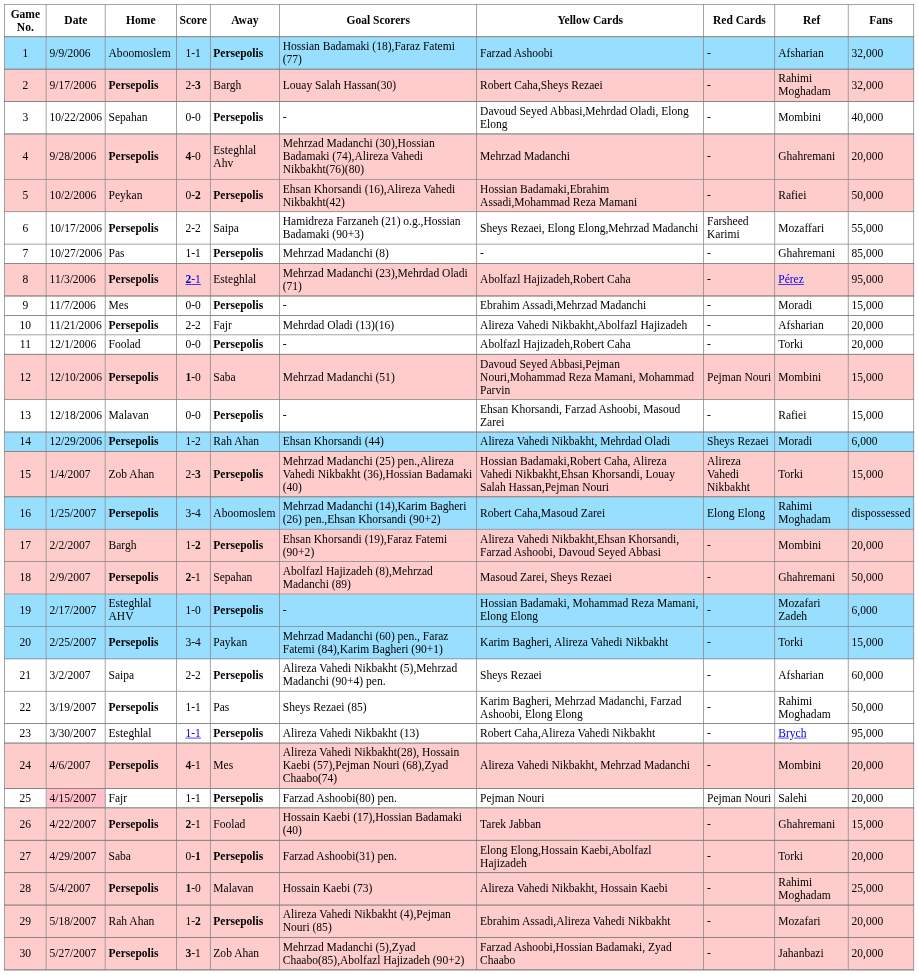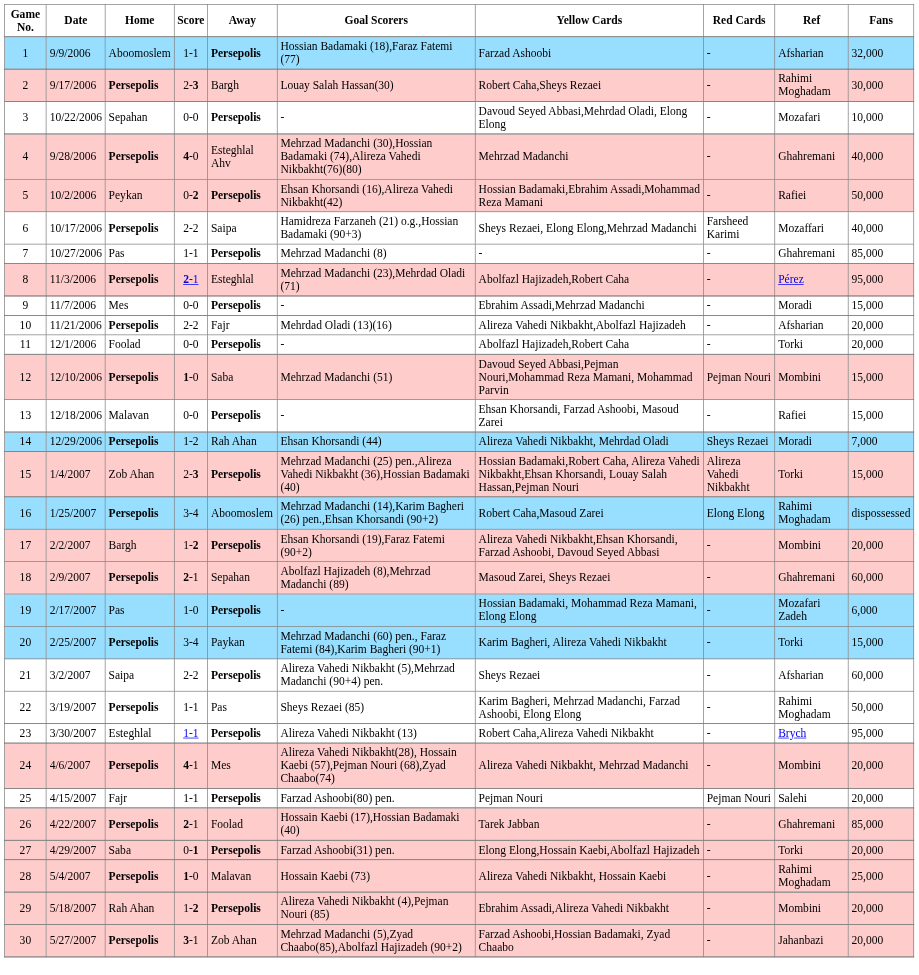(867, 85) 32,000 -> (867, 85) 30,000
(800, 117) Mombini -> (799, 117) Mozafari
(867, 117) 40,000 -> (867, 117) 10,000
(867, 156) 20,000 -> (867, 156) 40,000
(867, 228) 55,000 -> (867, 228) 40,000
(865, 441) 6,000 -> (865, 441) 7,000
(867, 577) 50,000 -> (867, 577) 60,000
(130, 610) Esteghlal AHV -> (117, 610) Pas
(73, 798) pink background -> (73, 798) no background
(867, 824) 15,000 -> (867, 824) 85,000
(799, 921) Mozafari -> (800, 908) Mombini
